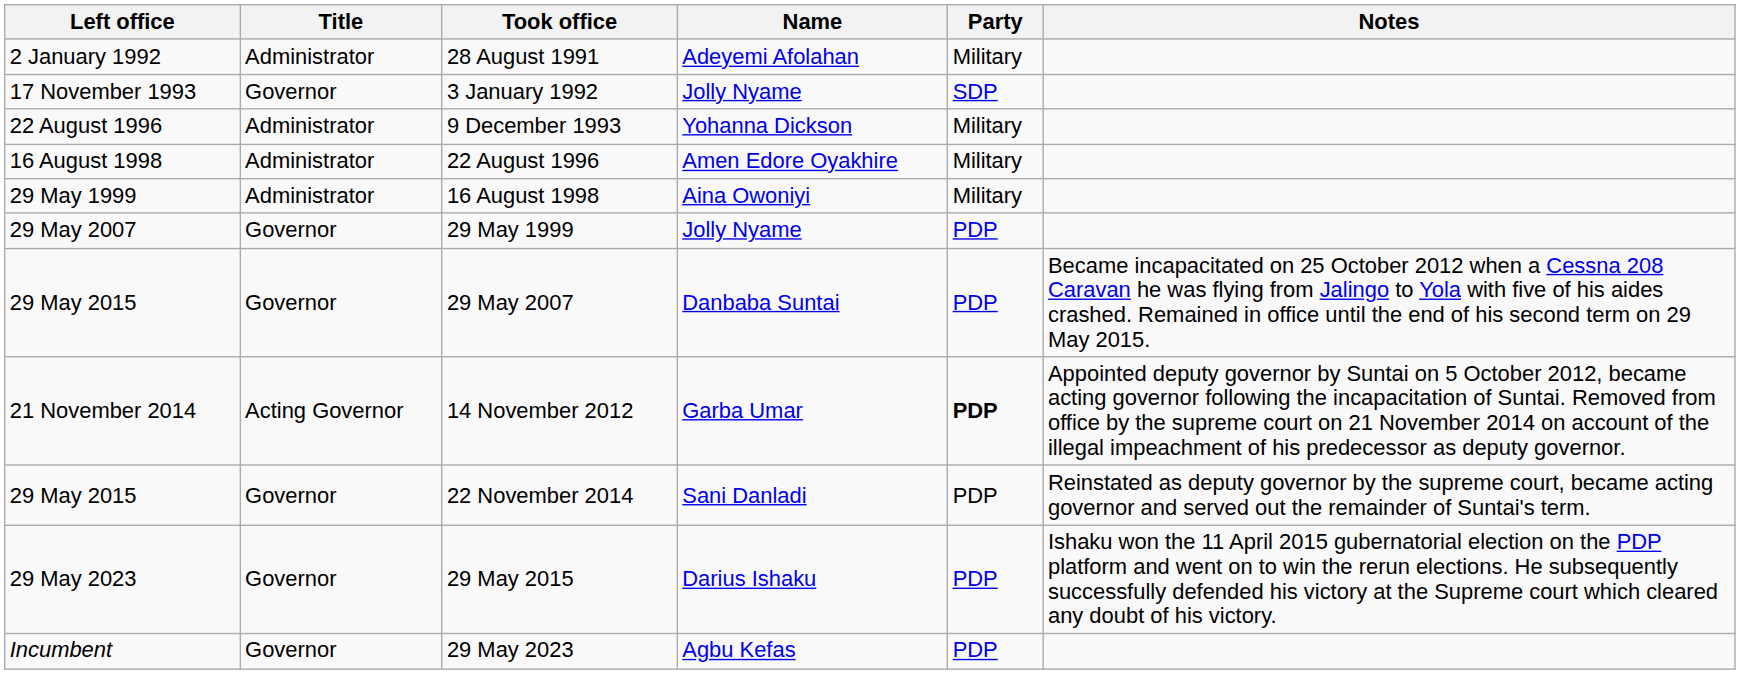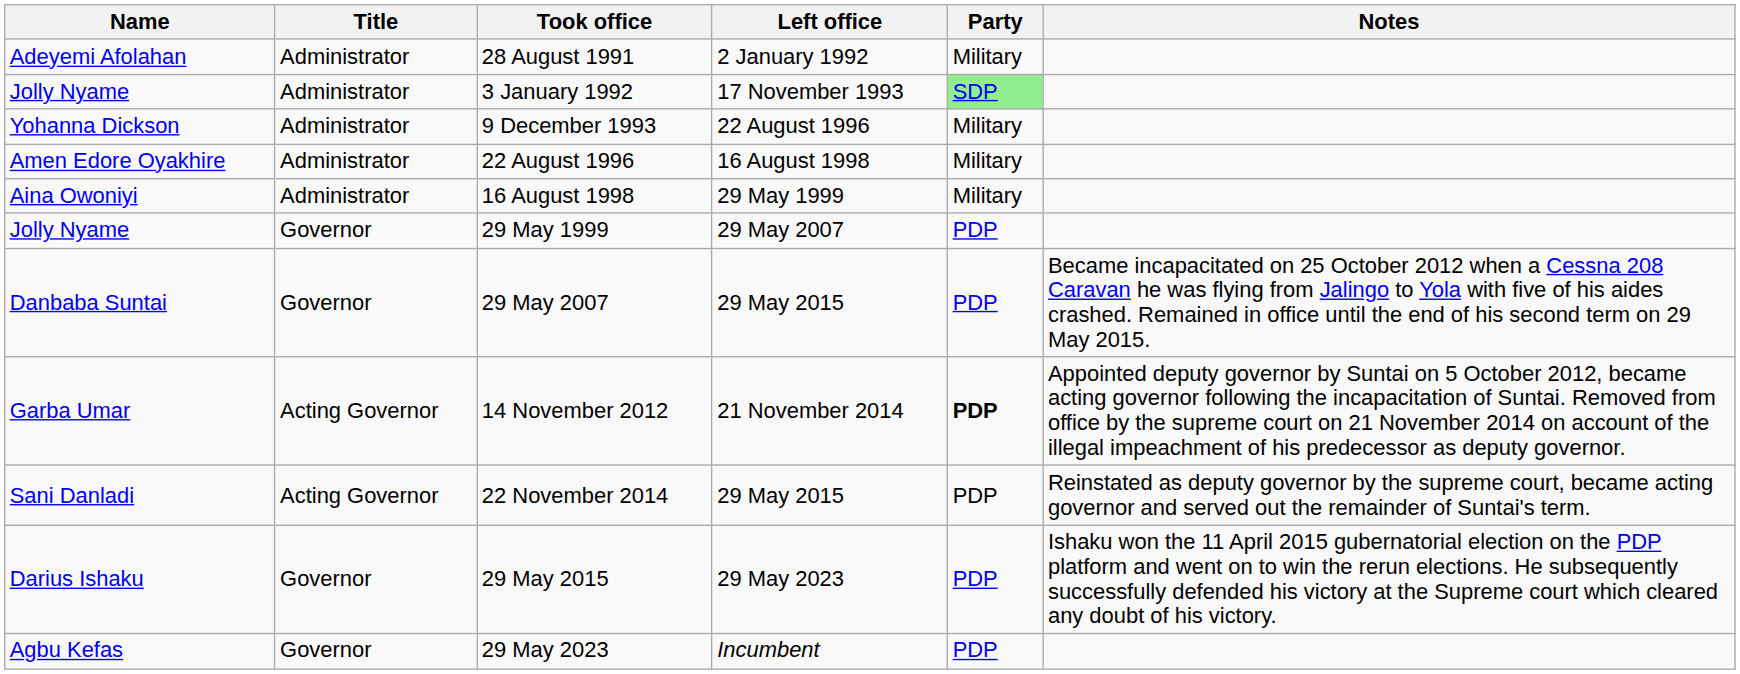columns swapped: (812, 21) <-> (122, 21)
(291, 91) Governor -> (345, 91) Administrator
(975, 91) no background -> (975, 91) lightgreen background
(291, 495) Governor -> (359, 495) Acting Governor
